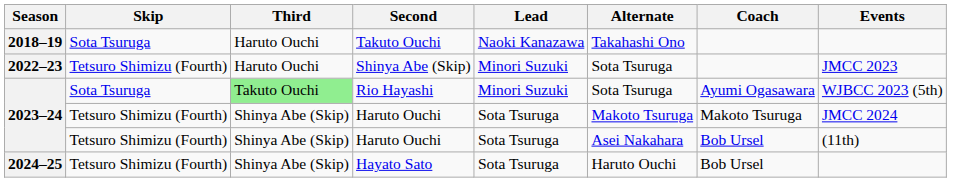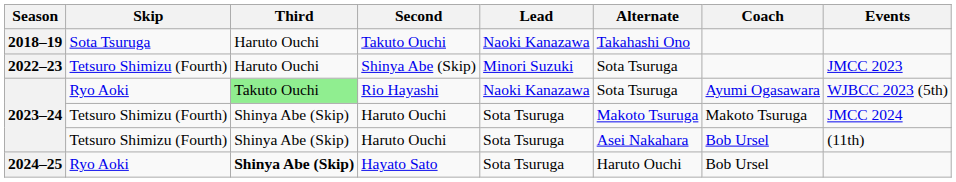(110, 90) Sota Tsuruga -> (99, 90) Ryo Aoki
(523, 90) Minori Suzuki -> (536, 90) Naoki Kanazawa
(148, 164) Tetsuro Shimizu (Fourth) -> (99, 164) Ryo Aoki
(292, 164) normal -> (294, 164) bold
